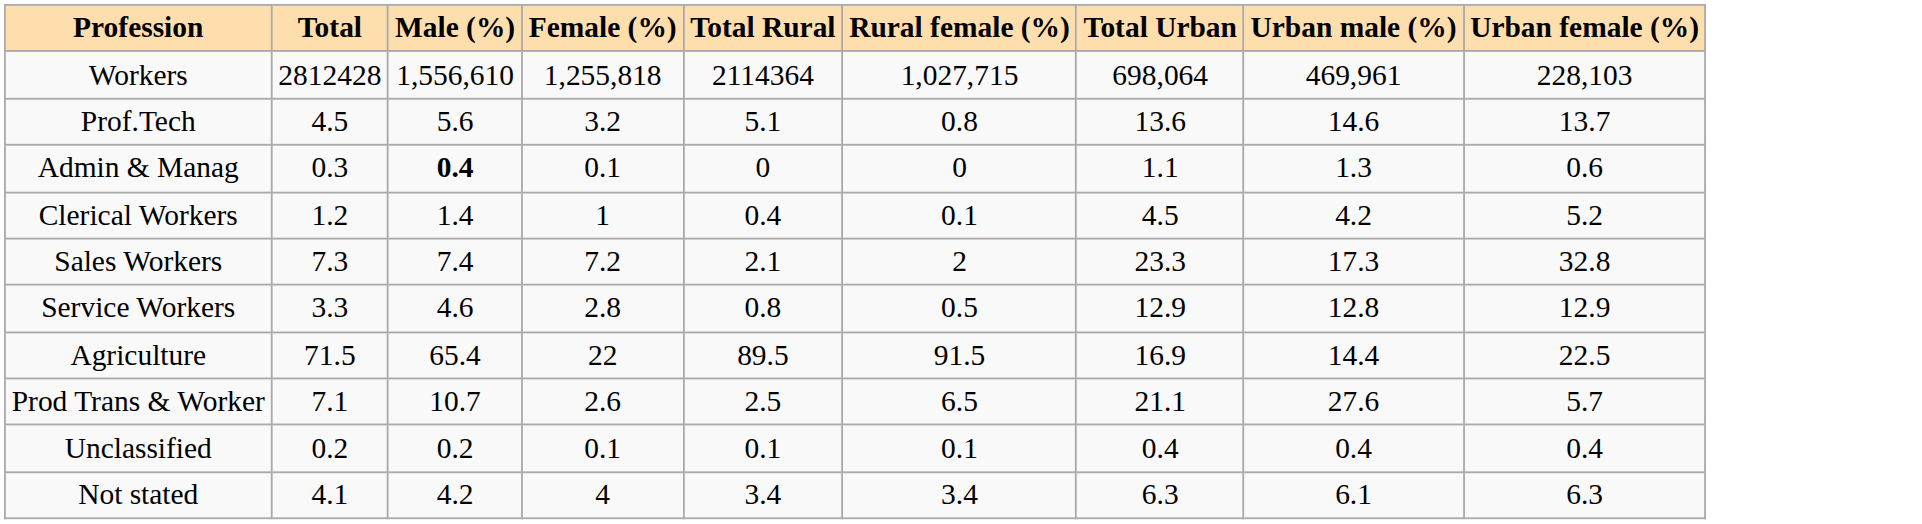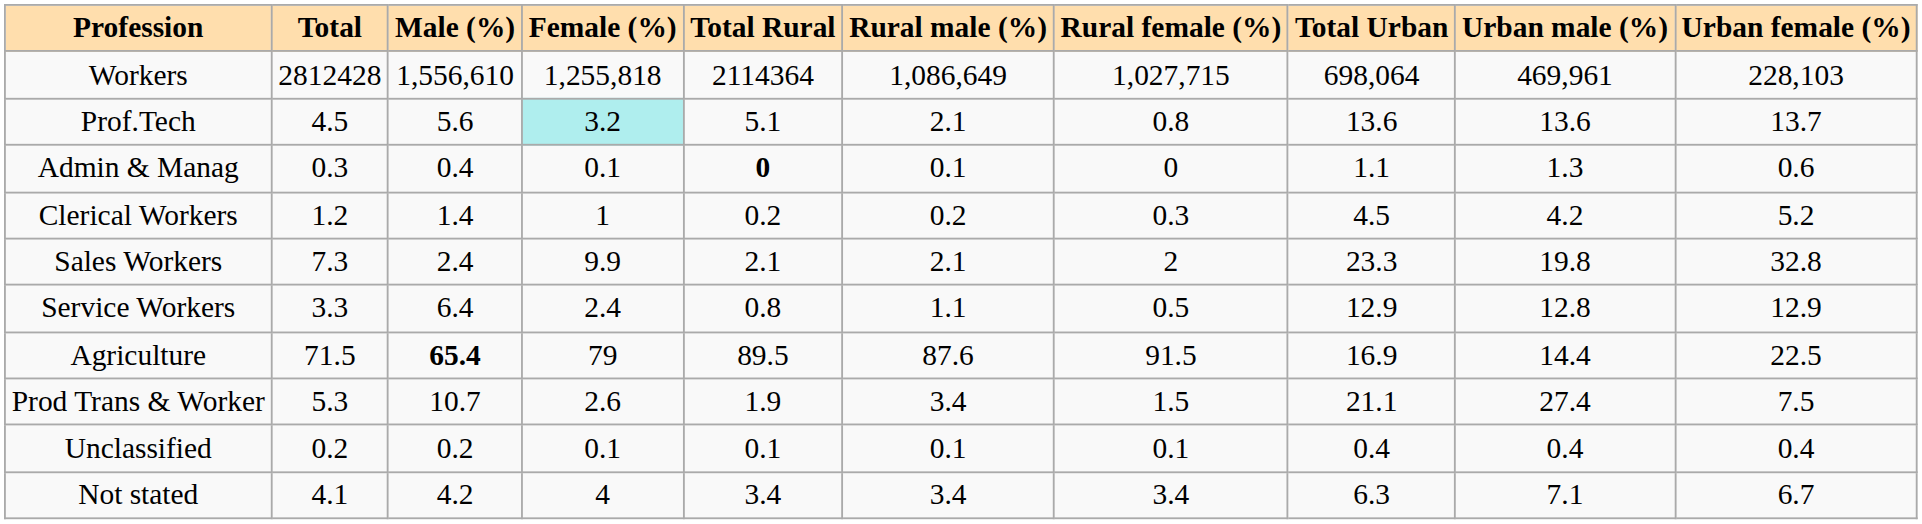+ column: (948, 27)
(603, 121) no background -> (603, 121) paleturquoise background
(1354, 121) 14.6 -> (1565, 121) 13.6
(455, 167) bold -> (455, 167) normal
(763, 167) normal -> (763, 167) bold
(763, 214) 0.4 -> (763, 214) 0.2
(960, 214) 0.1 -> (1171, 214) 0.3
(455, 261) 7.4 -> (455, 261) 2.4
(603, 261) 7.2 -> (603, 261) 9.9
(1354, 261) 17.3 -> (1565, 261) 19.8
(455, 307) 4.6 -> (455, 307) 6.4
(603, 307) 2.8 -> (603, 307) 2.4
(455, 354) normal -> (455, 354) bold
(603, 354) 22 -> (603, 354) 79
(330, 401) 7.1 -> (330, 401) 5.3
(763, 401) 2.5 -> (763, 401) 1.9
(960, 401) 6.5 -> (1171, 401) 1.5
(1354, 401) 27.6 -> (1565, 401) 27.4
(1585, 401) 5.7 -> (1796, 401) 7.5
(1354, 494) 6.1 -> (1565, 494) 7.1
(1585, 494) 6.3 -> (1796, 494) 6.7
